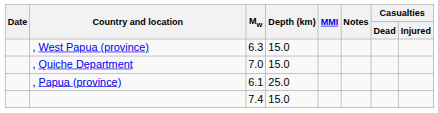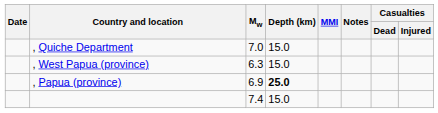rows swapped: (83, 64) <-> (91, 47)
(256, 82) 6.1 -> (256, 82) 6.9
(279, 82) normal -> (279, 82) bold
